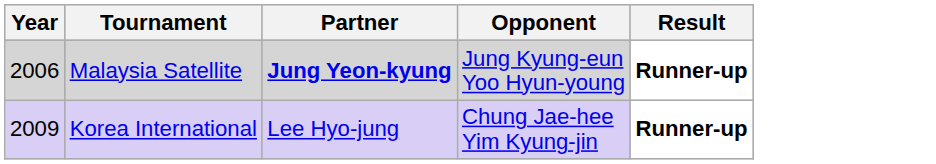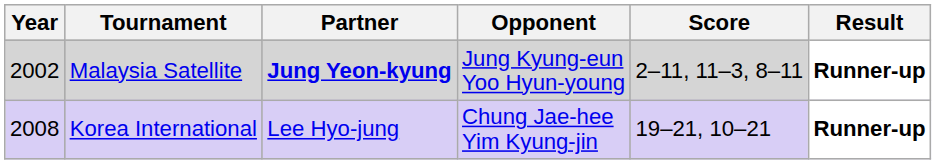+ column: (719, 23)
(35, 70) 2006 -> (35, 70) 2002
(35, 130) 2009 -> (35, 130) 2008
